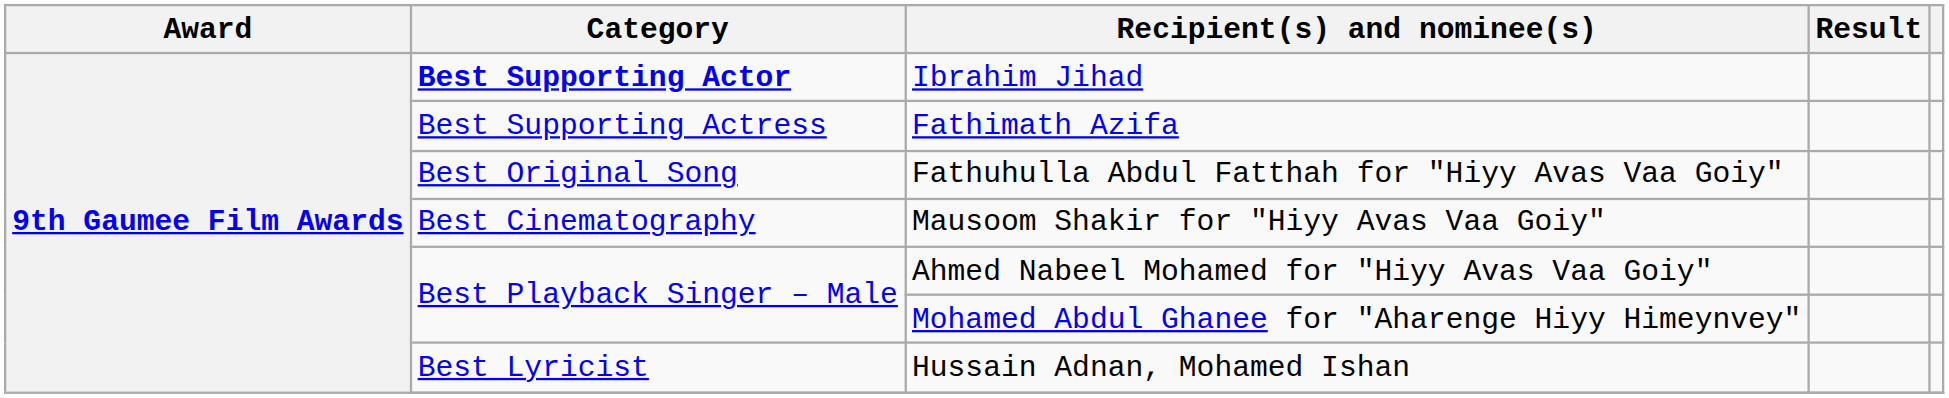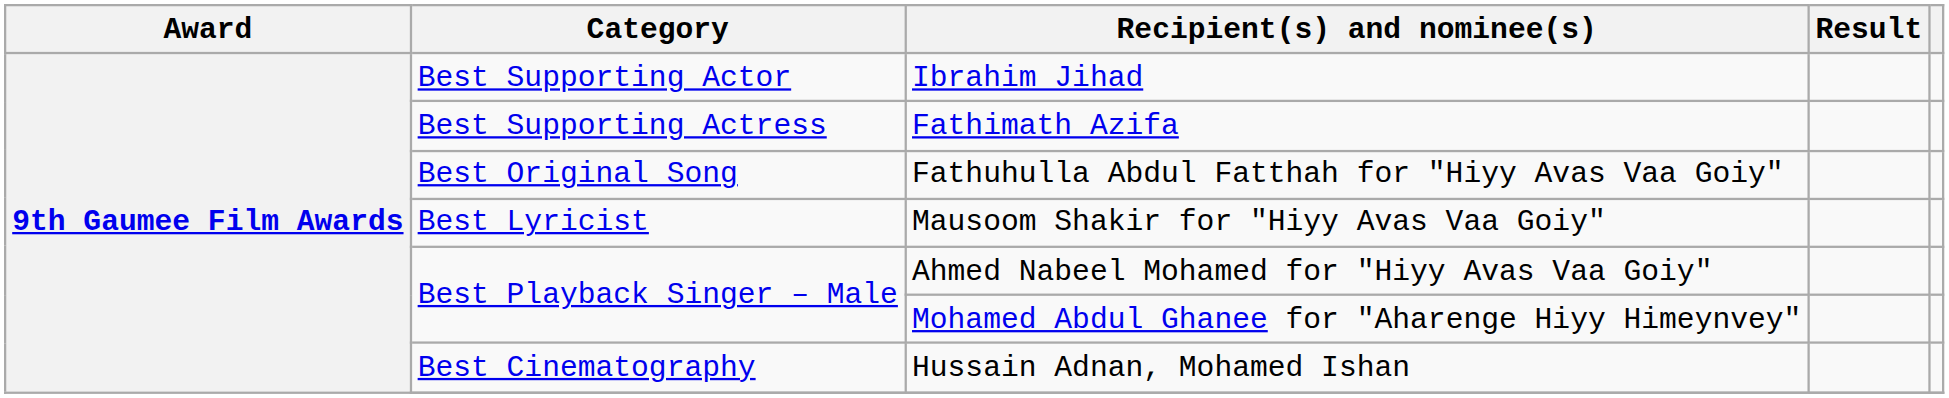(604, 78) bold -> (604, 78) normal
(587, 223) Best Cinematography -> (533, 223) Best Lyricist
(533, 367) Best Lyricist -> (587, 367) Best Cinematography
